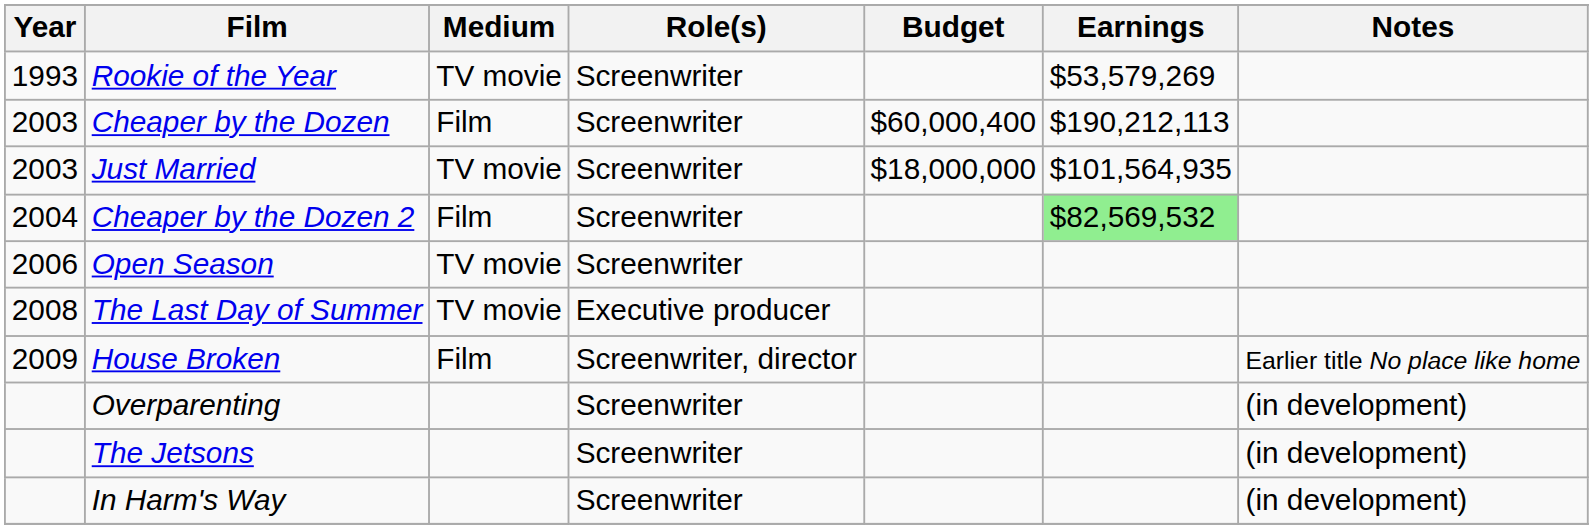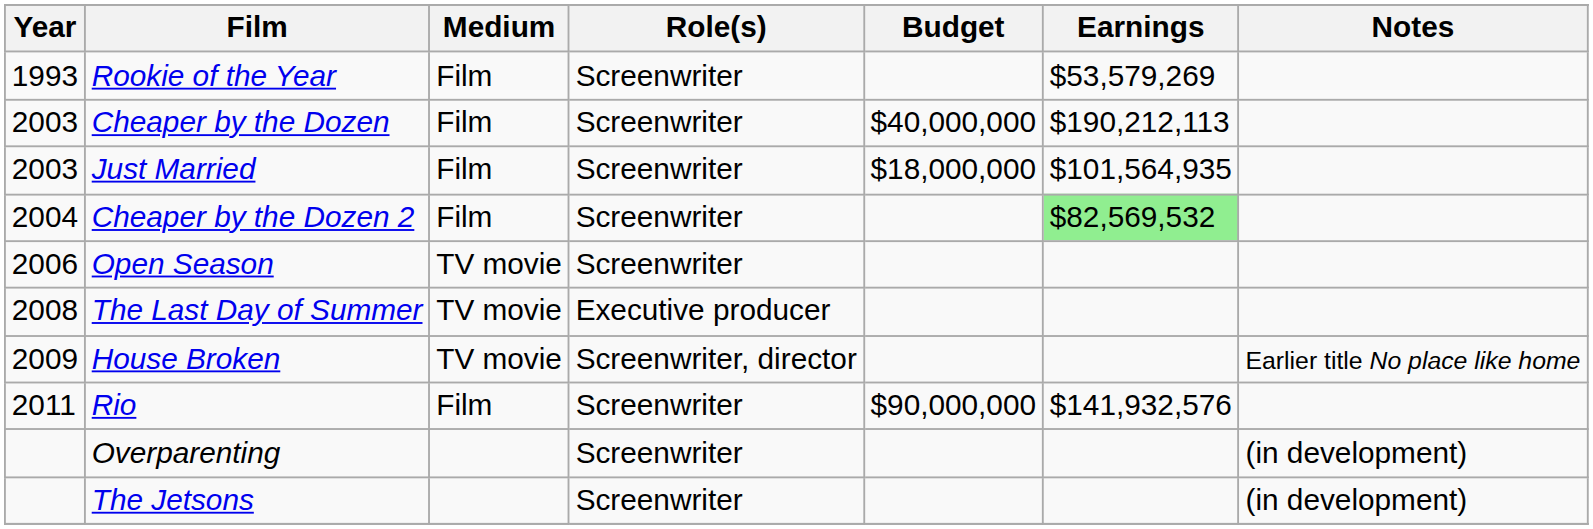(499, 75) TV movie -> (464, 75) Film
(953, 122) $60,000,400 -> (953, 122) $40,000,000
(499, 169) TV movie -> (464, 169) Film
(464, 358) Film -> (499, 358) TV movie
+ row: (114, 405)
- row: (189, 500)
